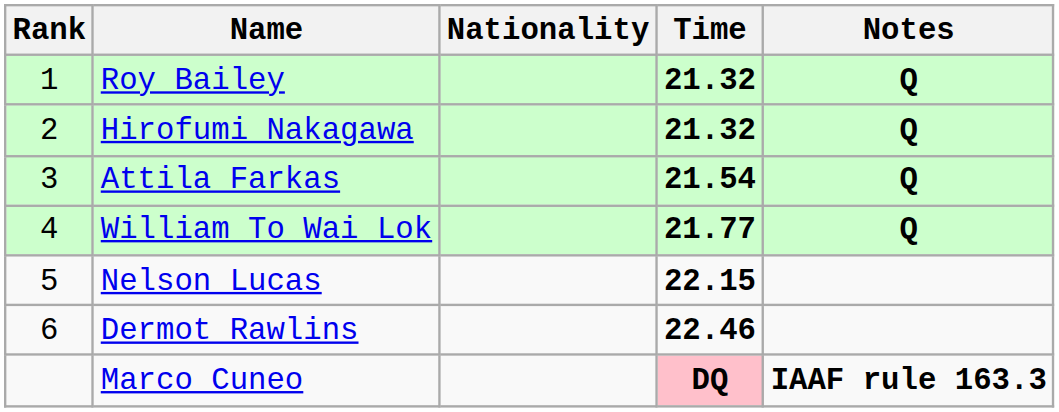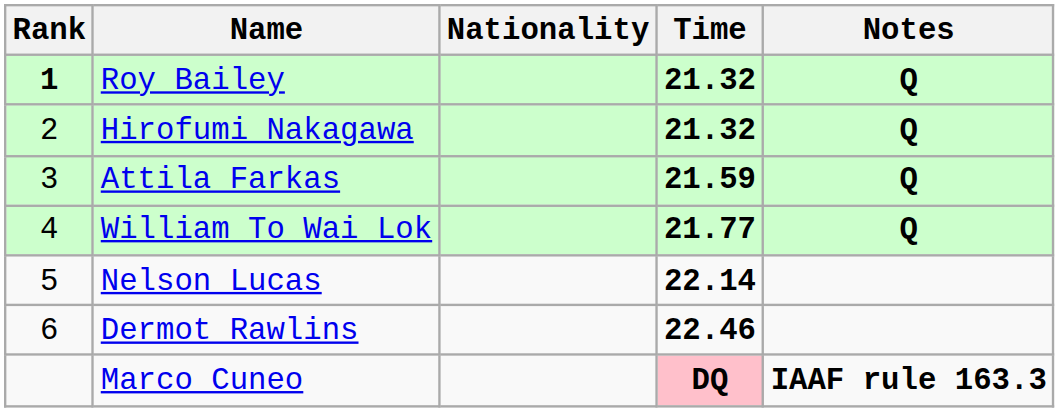(49, 80) normal -> (49, 80) bold
(710, 180) 21.54 -> (710, 180) 21.59
(710, 280) 22.15 -> (710, 280) 22.14
